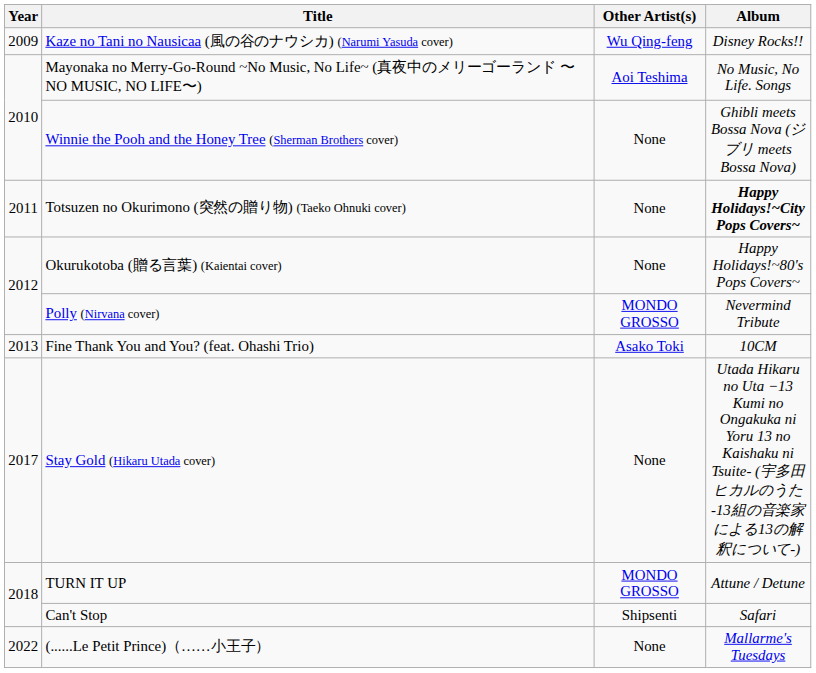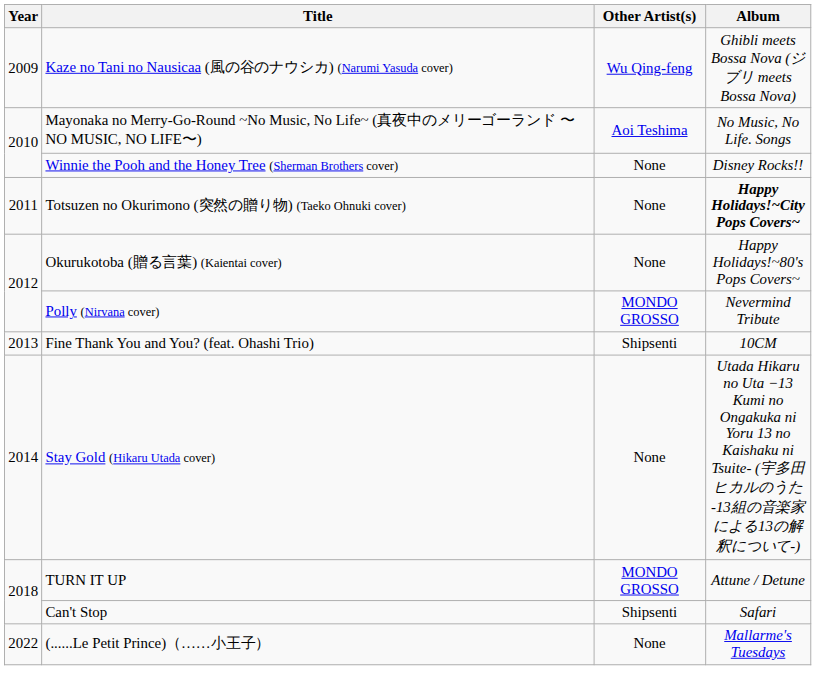(758, 41) Disney Rocks!! -> (758, 67) Ghibli meets Bossa Nova (ジブリ meets Bossa Nova)
(758, 140) Ghibli meets Bossa Nova (ジブリ meets Bossa Nova) -> (758, 165) Disney Rocks!!
(650, 346) Asako Toki -> (650, 343) Shipsenti
(23, 460) 2017 -> (23, 457) 2014
